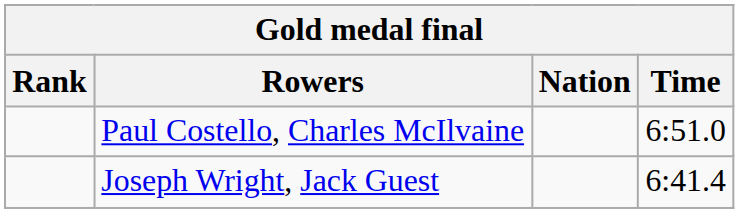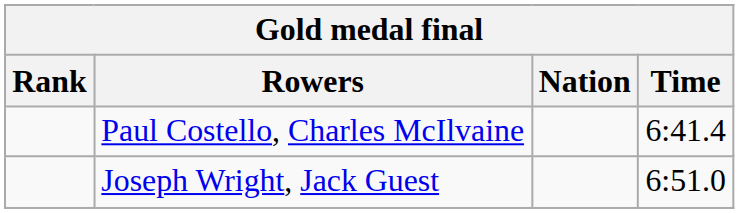(686, 130) 6:51.0 -> (686, 130) 6:41.4
(686, 181) 6:41.4 -> (686, 181) 6:51.0
